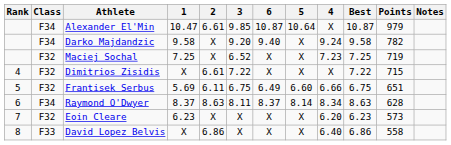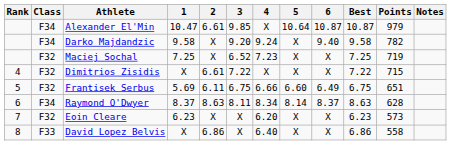columns swapped: (331, 12) <-> (269, 12)
